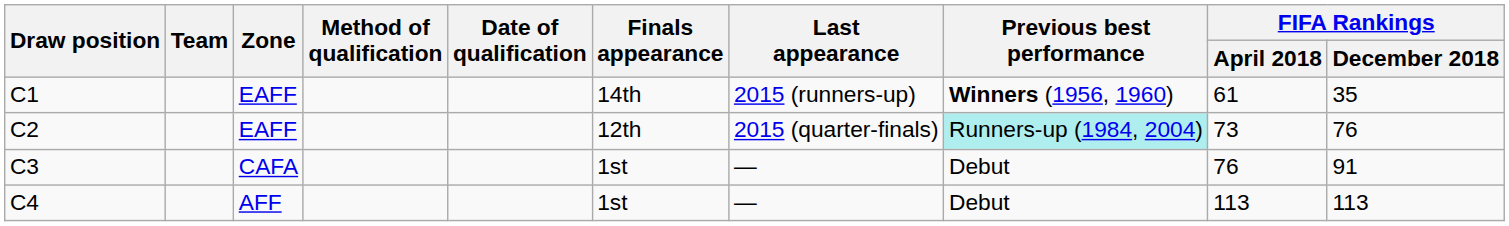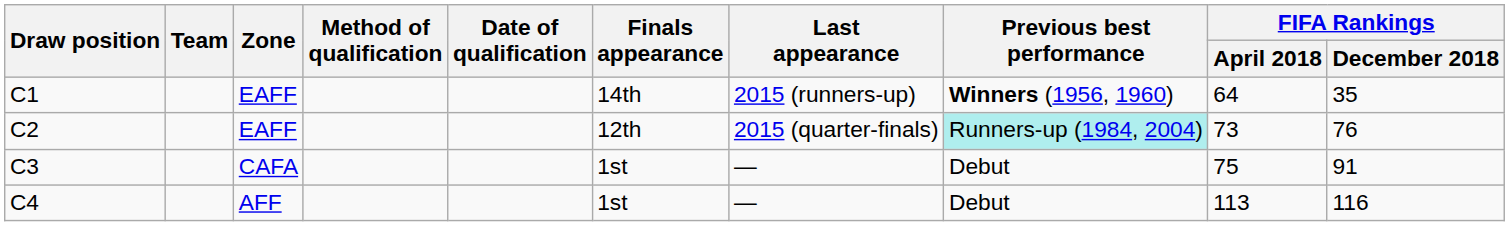(1226, 94) 61 -> (1226, 94) 64
(1226, 166) 76 -> (1226, 166) 75
(1351, 202) 113 -> (1351, 202) 116
